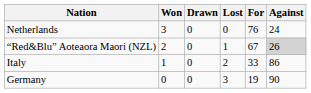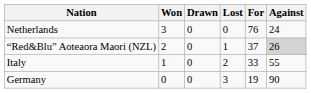(253, 46) 67 -> (253, 46) 37
(274, 63) 86 -> (274, 63) 55
